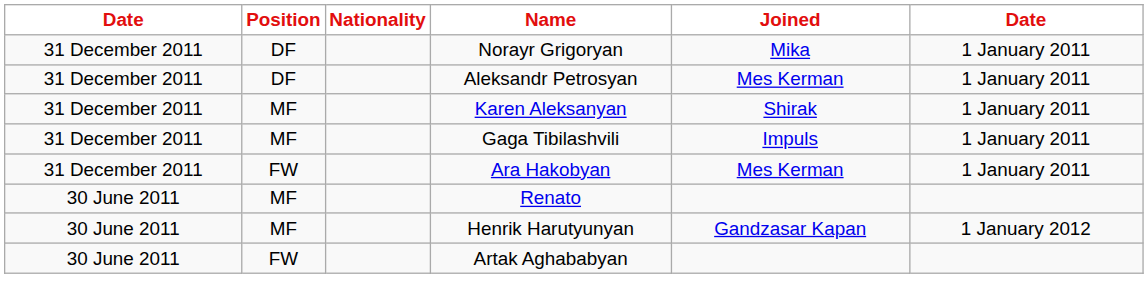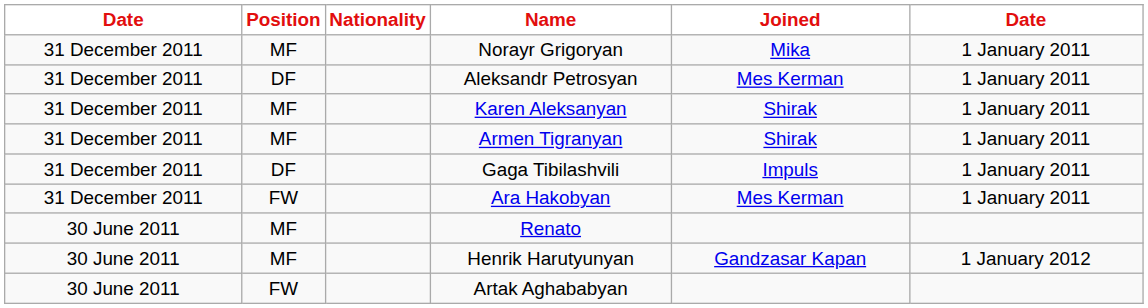(283, 50) DF -> (283, 50) MF
+ row: (551, 139)
(283, 139) MF -> (283, 169) DF
